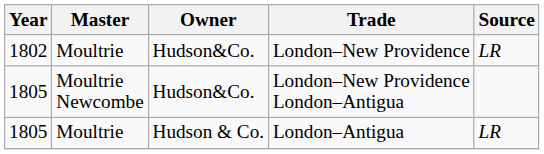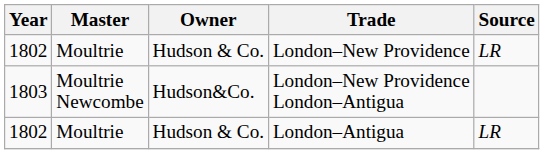(204, 50) Hudson&Co. -> (208, 50) Hudson & Co.
(28, 91) 1805 -> (28, 91) 1803
(28, 132) 1805 -> (28, 132) 1802
